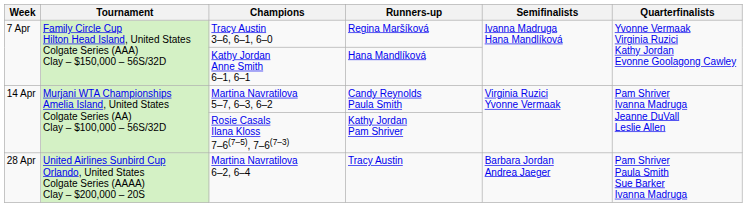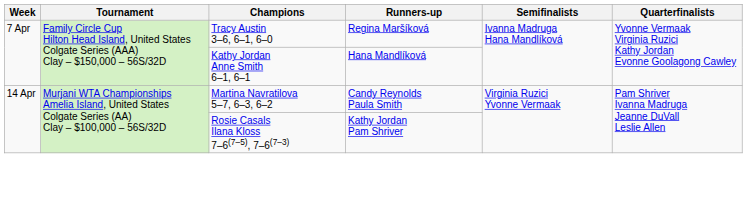- row: (255, 167)
